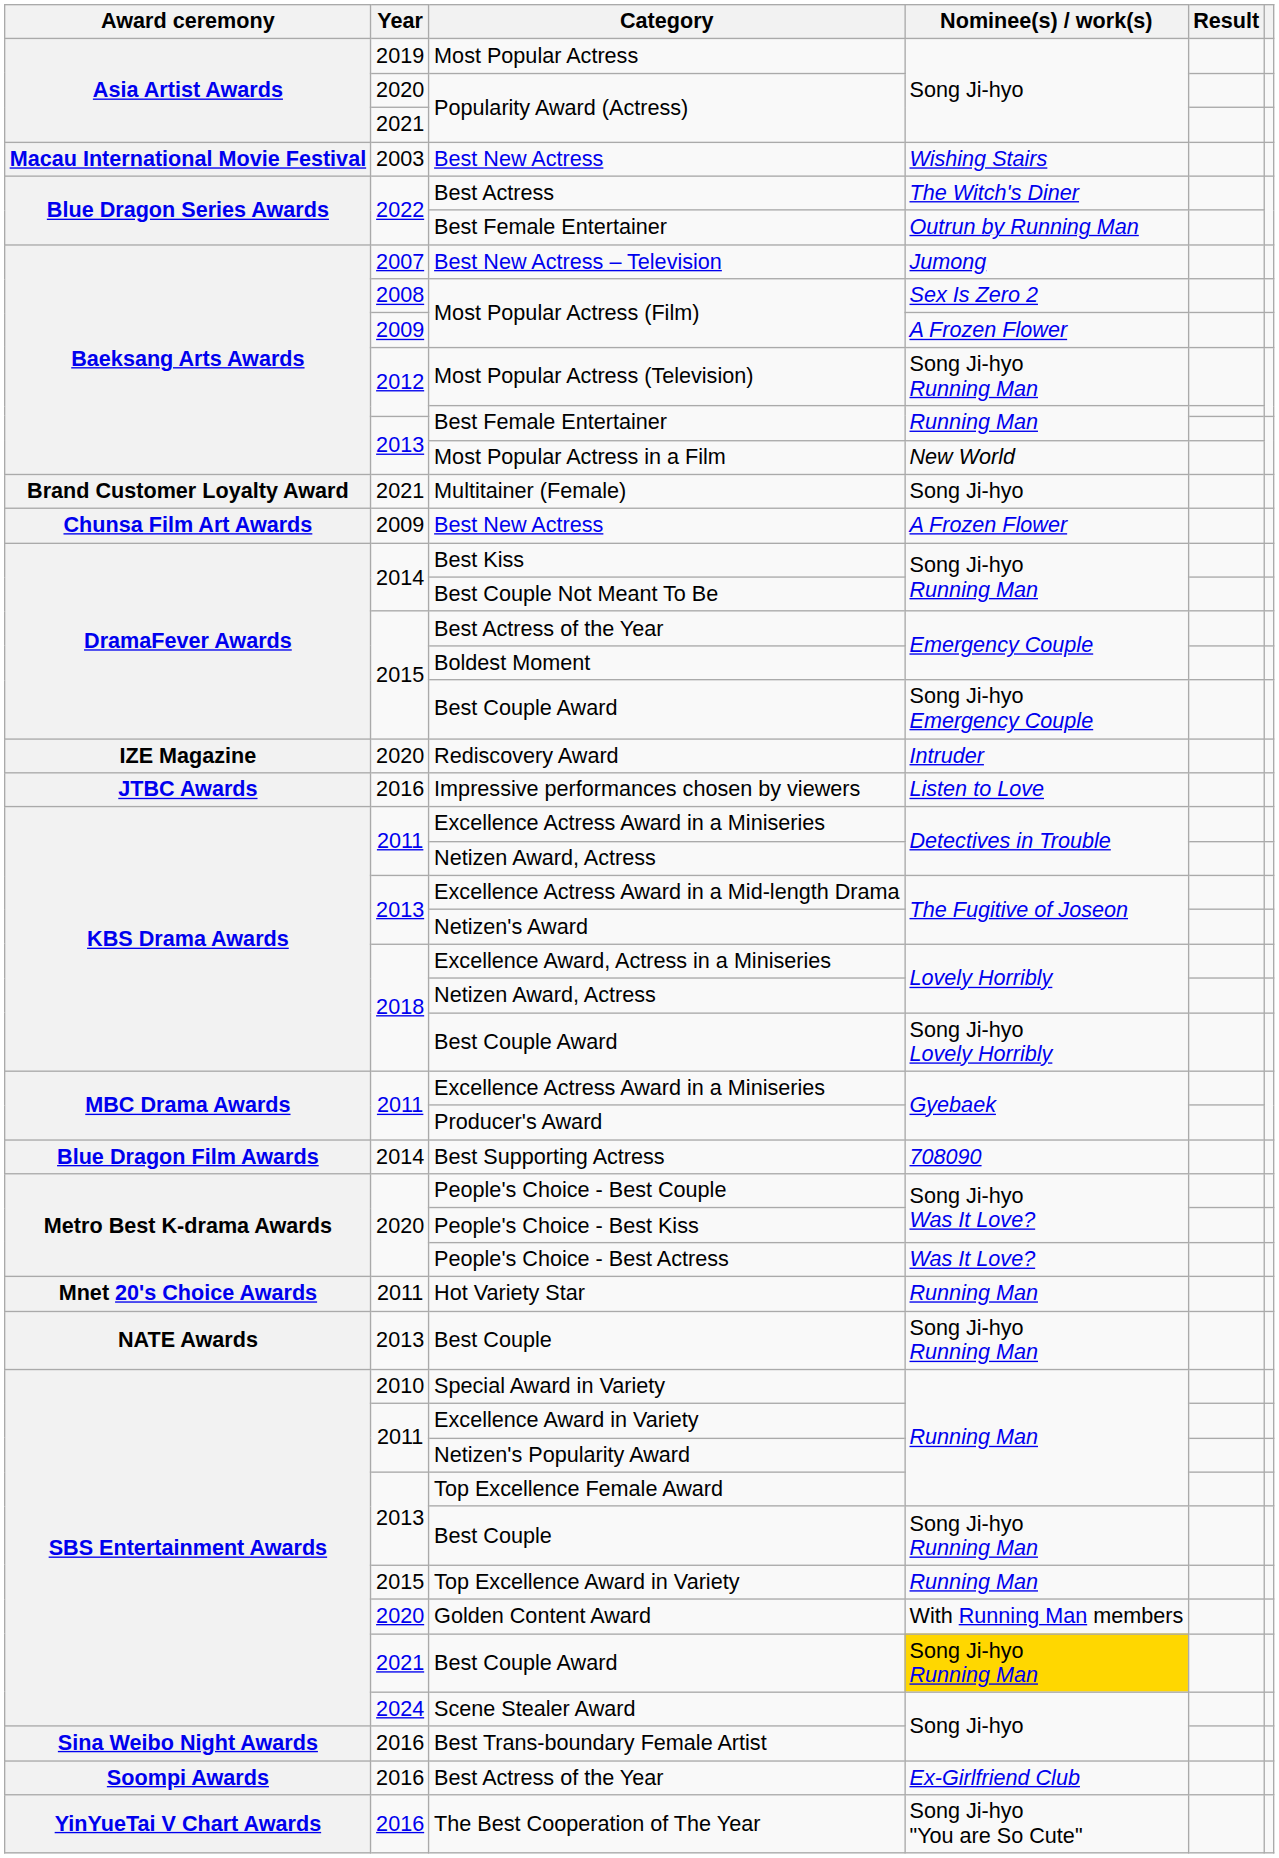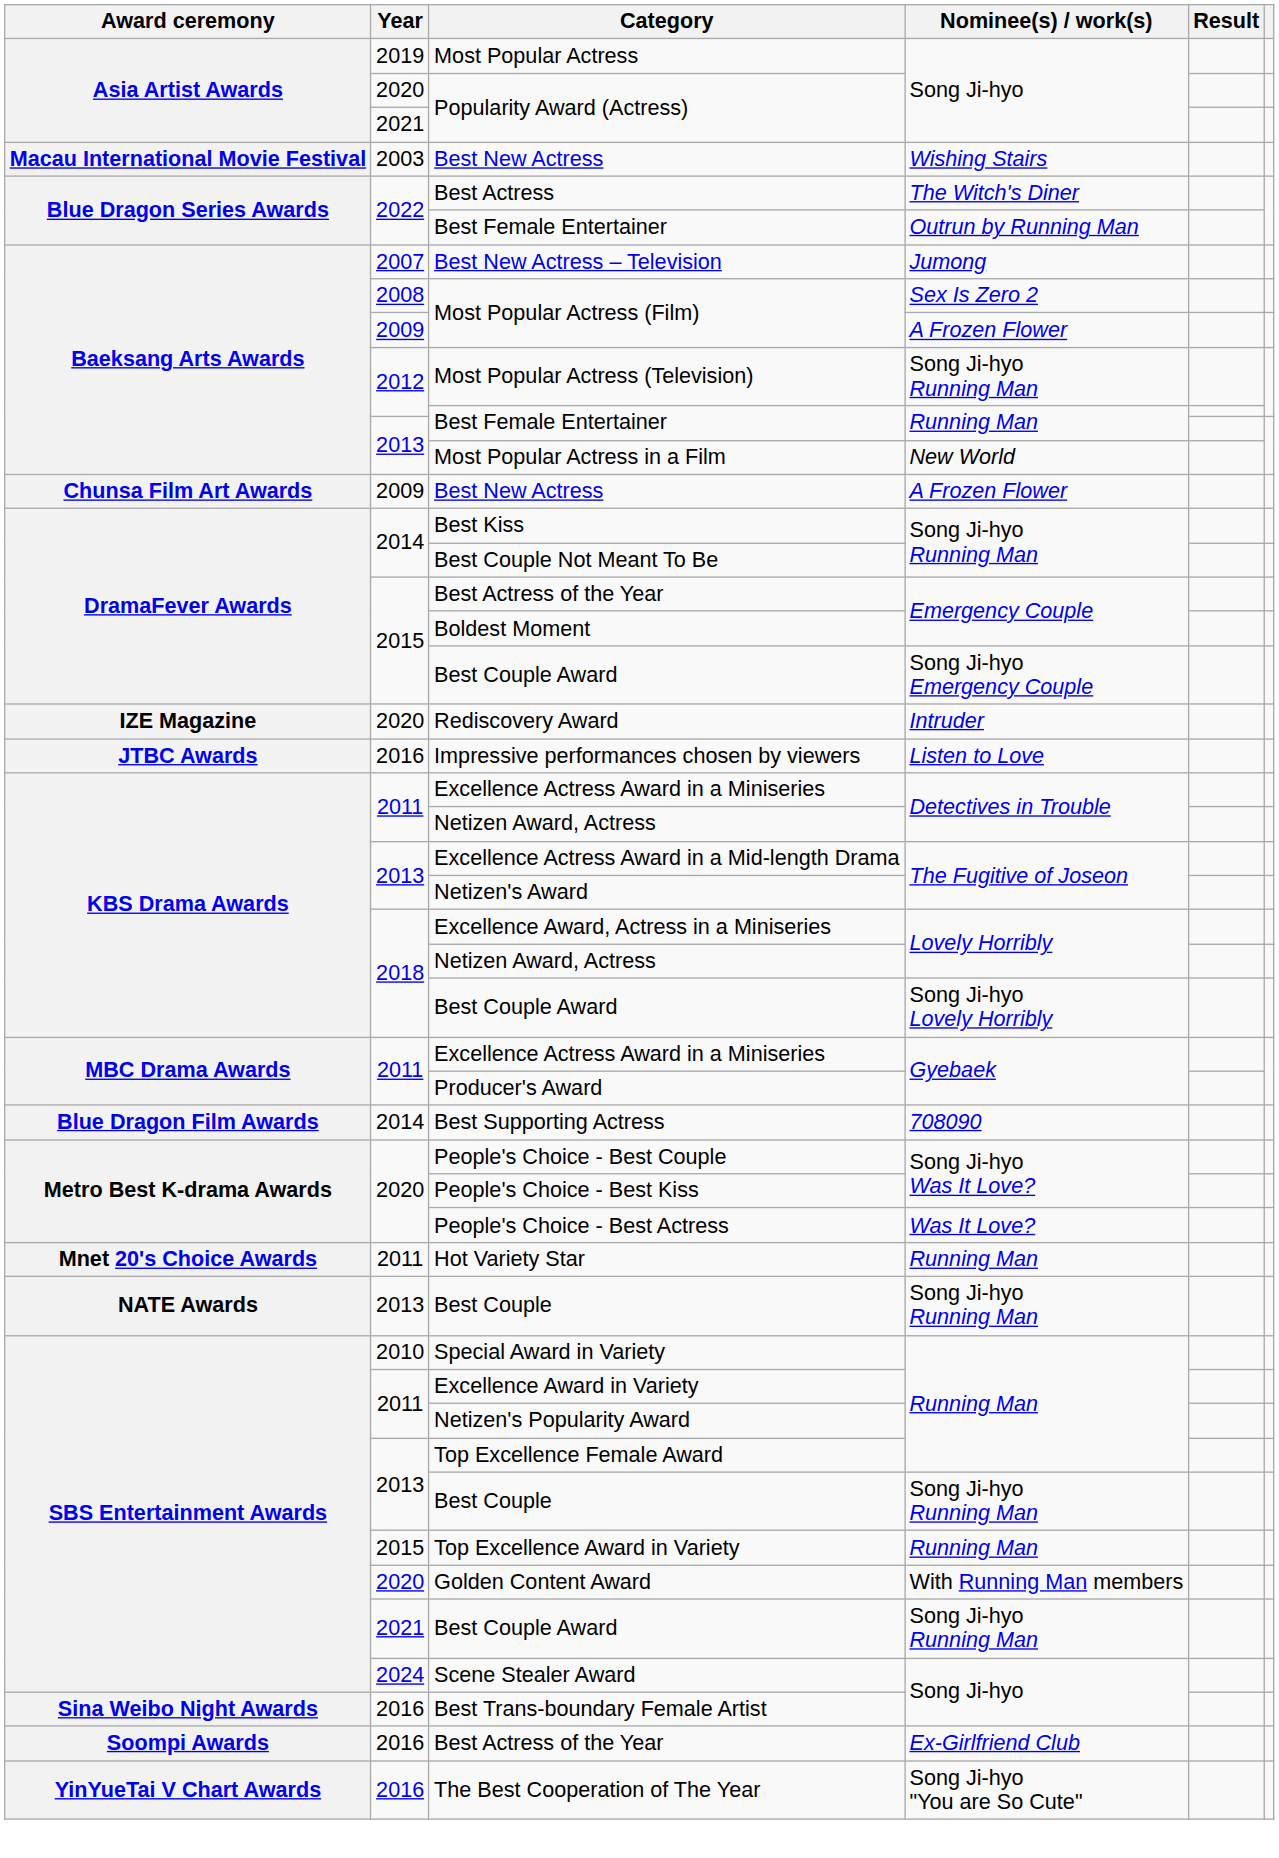- row: (400, 491)
(974, 1662) gold background -> (974, 1628) no background
